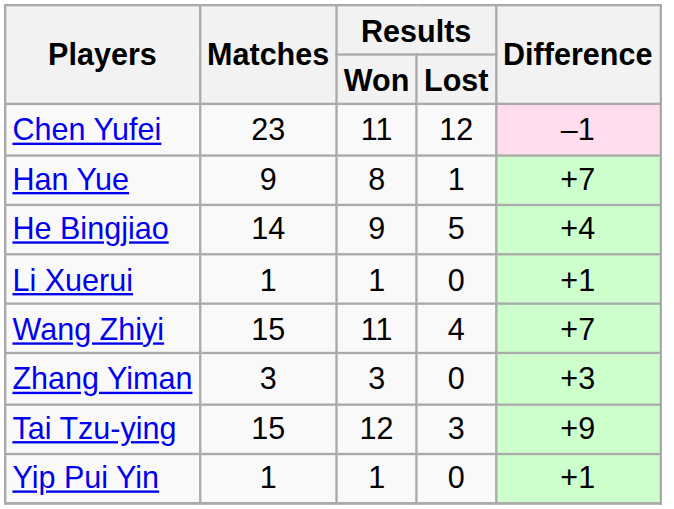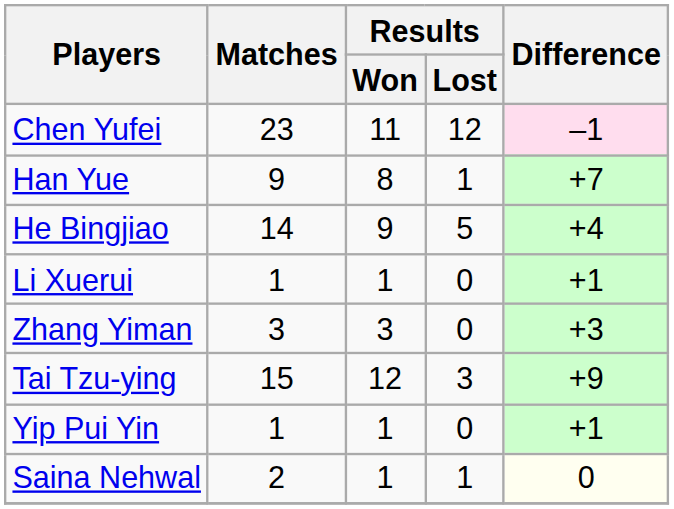- row: (88, 329)
+ row: (107, 478)
